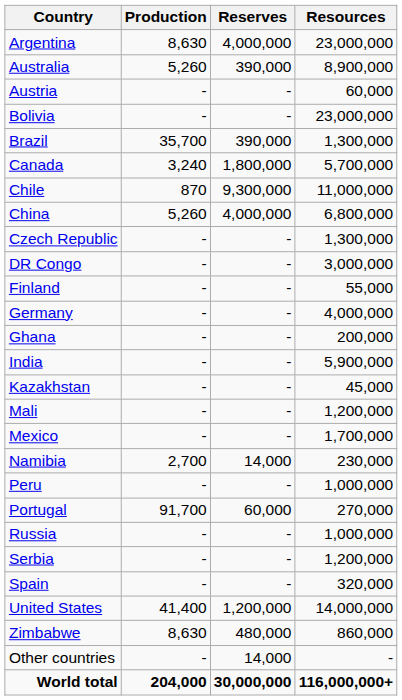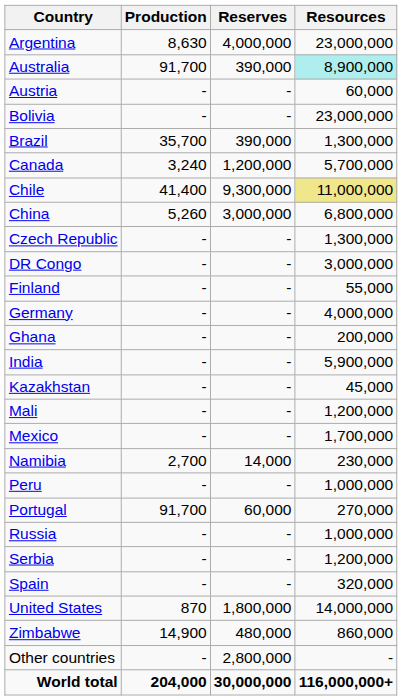(187, 66) 5,260 -> (183, 66) 91,700
(359, 66) no background -> (359, 66) paleturquoise background
(257, 165) 1,800,000 -> (257, 165) 1,200,000
(194, 189) 870 -> (183, 189) 41,400
(355, 189) no background -> (355, 189) khaki background
(257, 214) 4,000,000 -> (257, 214) 3,000,000
(183, 608) 41,400 -> (194, 608) 870
(257, 608) 1,200,000 -> (257, 608) 1,800,000
(187, 633) 8,630 -> (183, 633) 14,900
(268, 657) 14,000 -> (257, 657) 2,800,000
